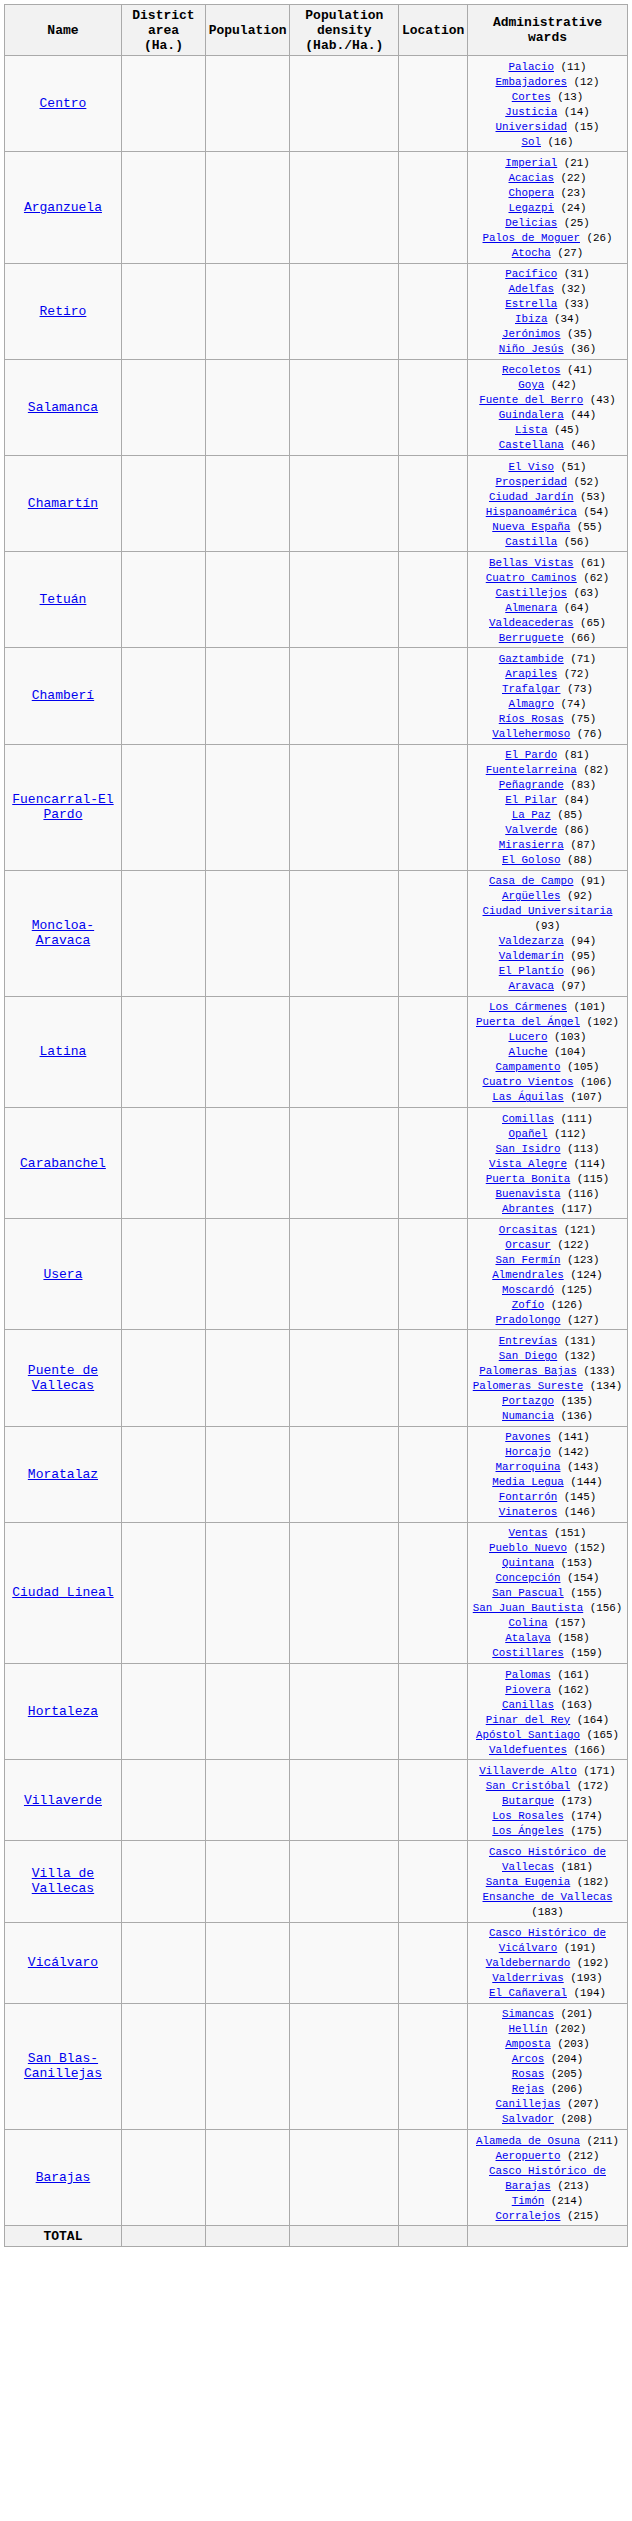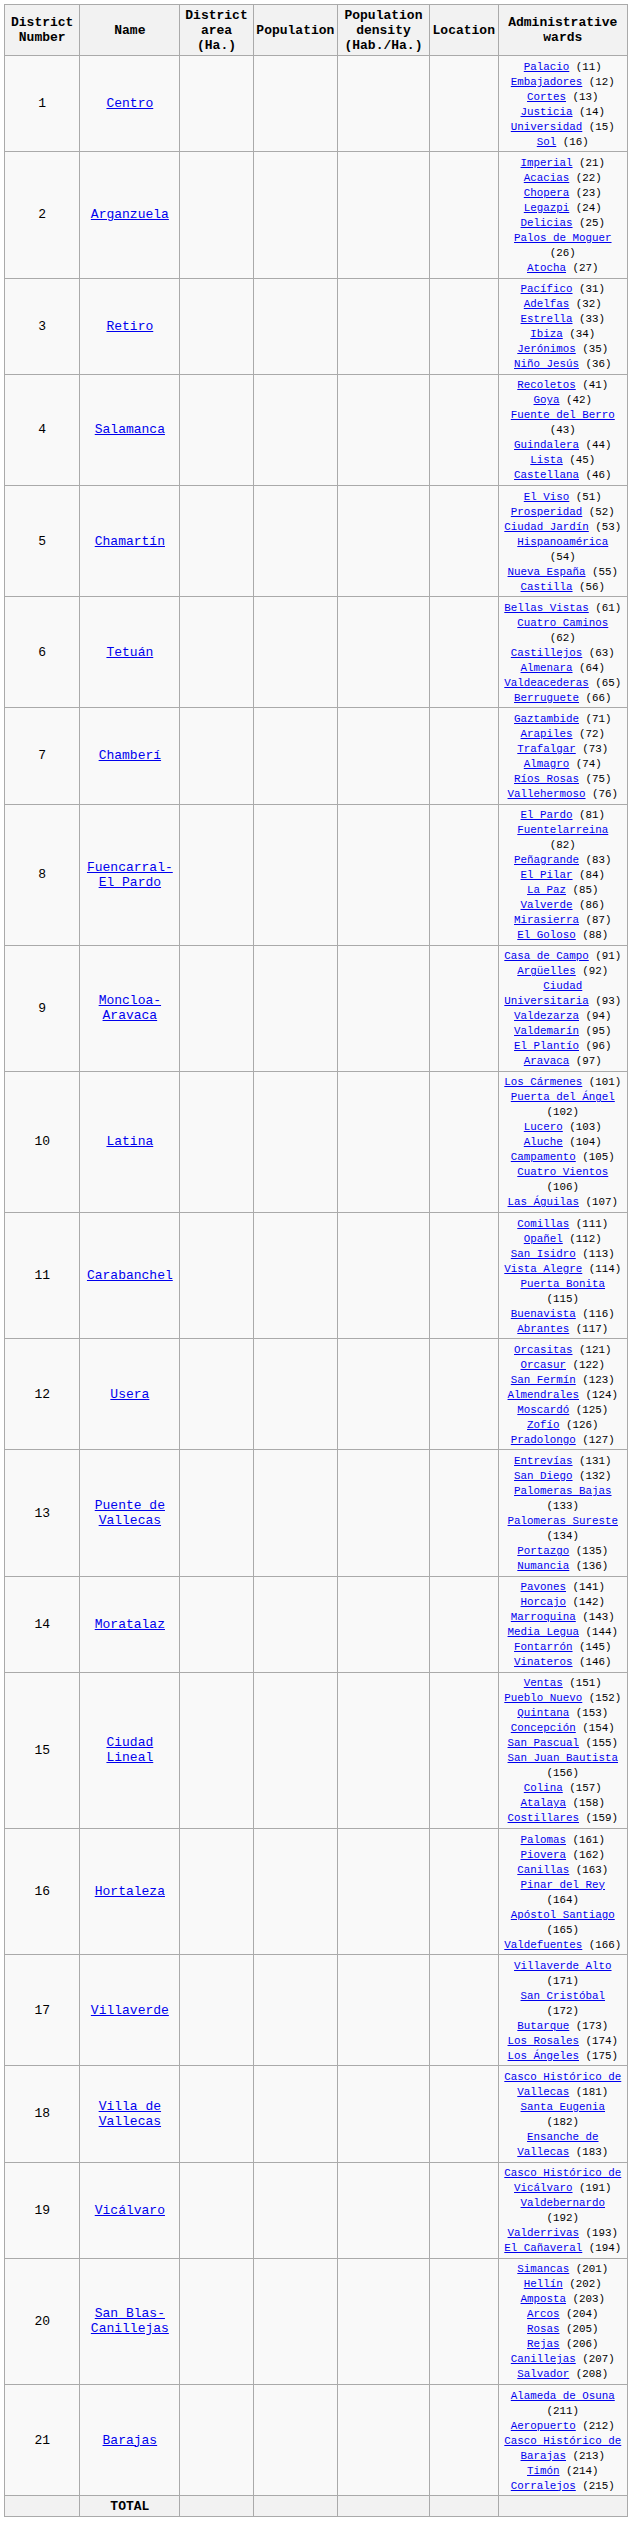+ column: (42, 30)
